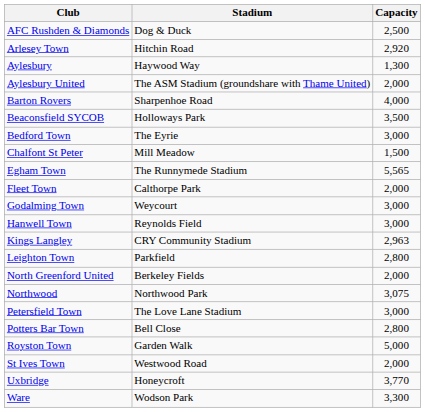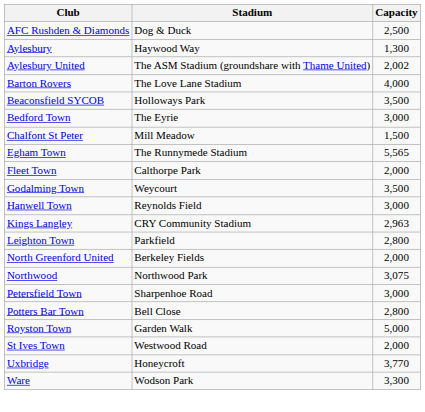- row: (38, 48)
(396, 83) 2,000 -> (396, 65) 2,002
(173, 100) Sharpenhoe Road -> (188, 83) The Love Lane Stadium
(396, 205) 3,000 -> (396, 188) 3,500
(188, 310) The Love Lane Stadium -> (173, 293) Sharpenhoe Road
